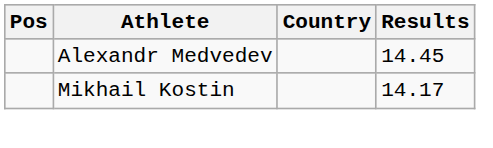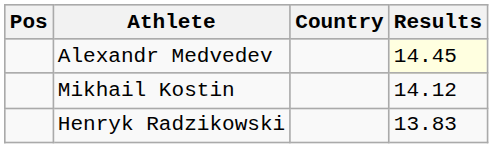(413, 56) no background -> (425, 56) lightyellow background
(413, 91) 14.17 -> (425, 91) 14.12
+ row: (172, 125)
